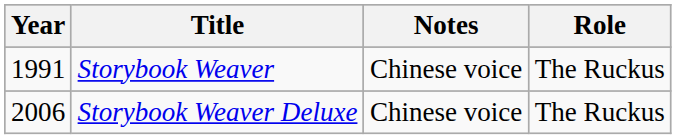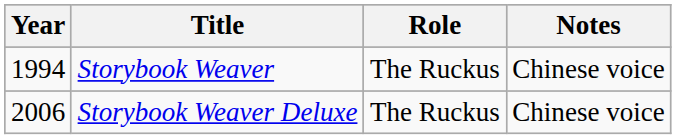columns swapped: (600, 25) <-> (446, 25)
(38, 68) 1991 -> (38, 68) 1994
